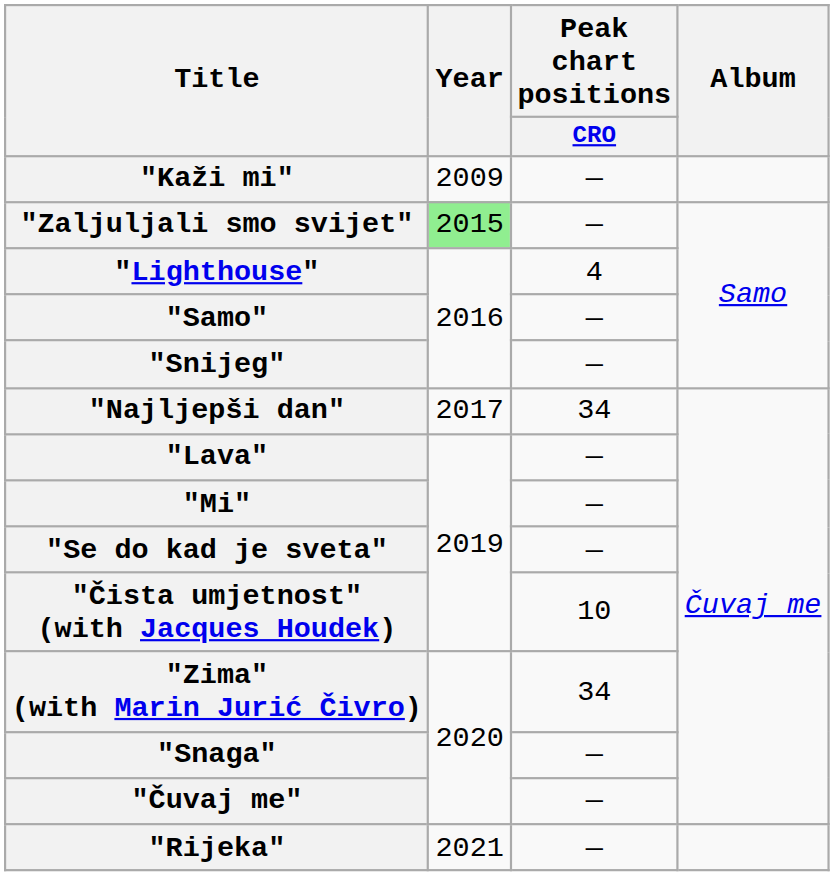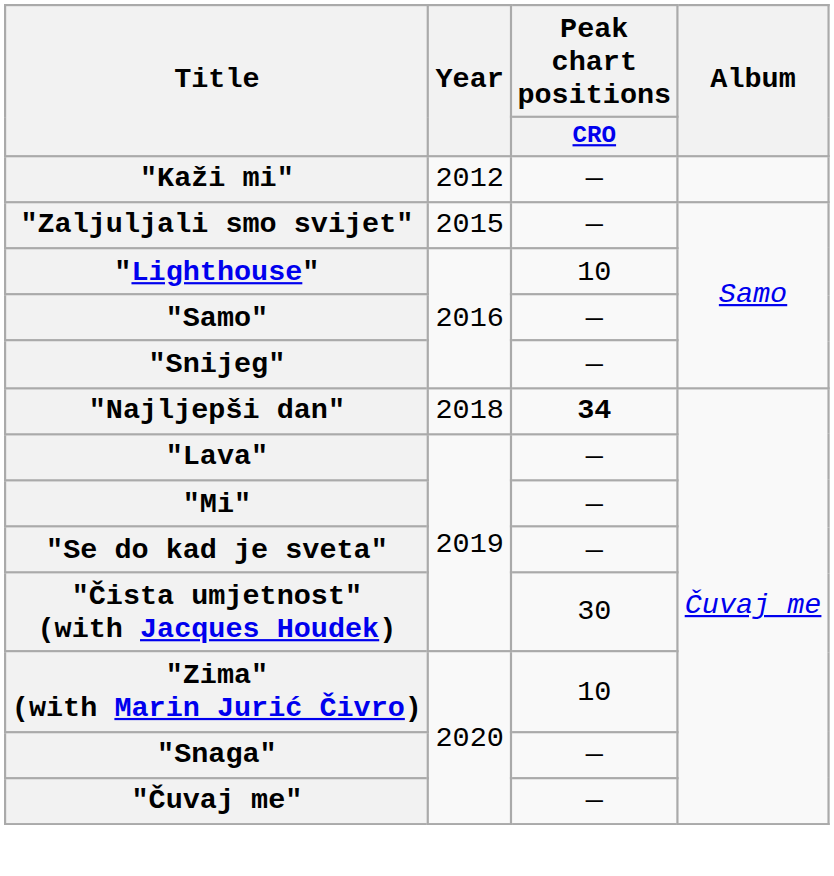(470, 179) 2009 -> (470, 179) 2012
(470, 225) lightgreen background -> (470, 225) no background
(594, 271) 4 -> (594, 271) 10
(470, 411) 2017 -> (470, 411) 2018
(594, 411) normal -> (594, 411) bold
(594, 613) 10 -> (594, 613) 30
(594, 692) 34 -> (594, 692) 10
- row: (217, 847)
